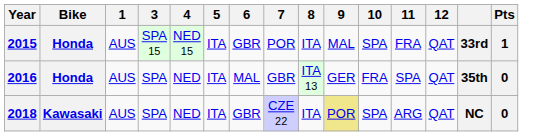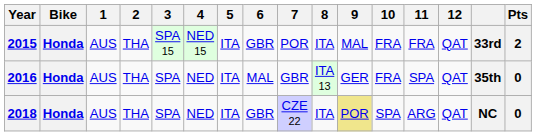+ column: (136, 15)
(375, 43) SPA -> (388, 43) FRA
(505, 43) 1 -> (518, 43) 2
(73, 114) Kawasaki -> (63, 114) Honda
